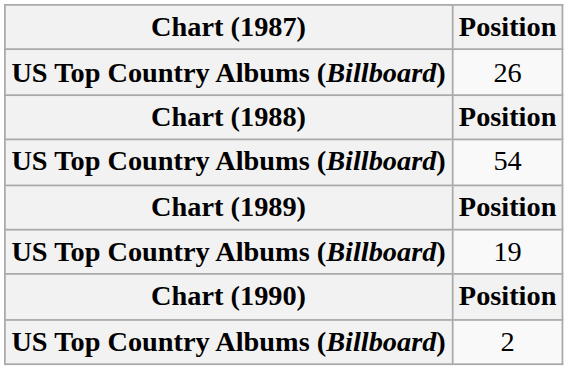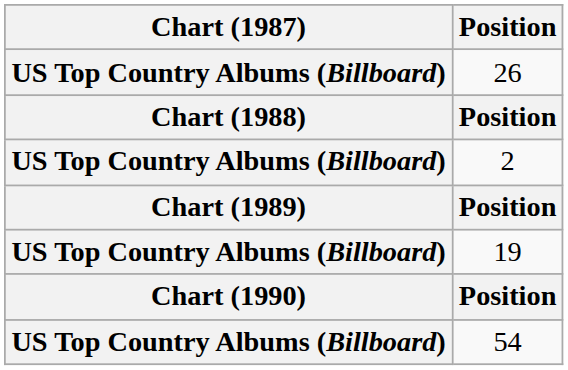rows swapped: (508, 341) <-> (508, 161)
